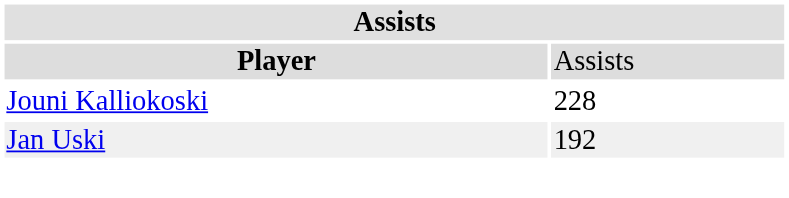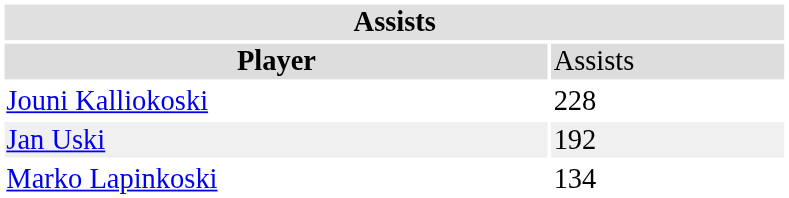+ row: (112, 178)
